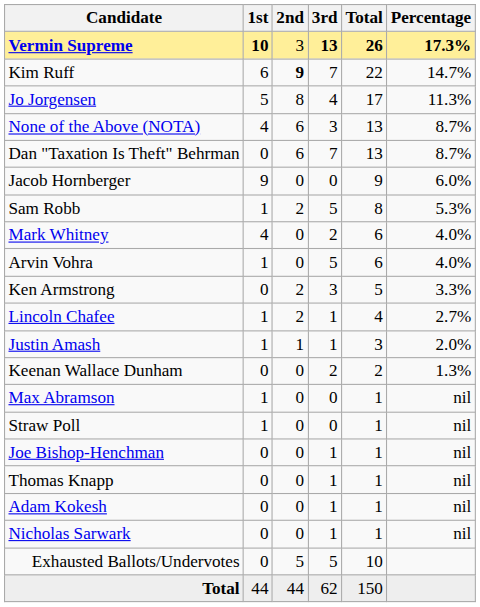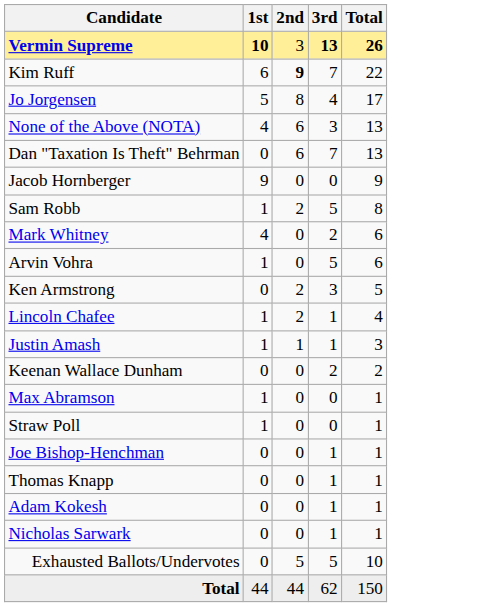- column: (431, 18)
